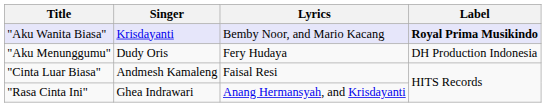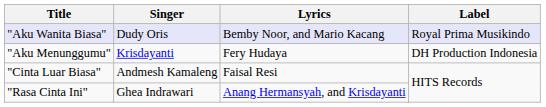(145, 33) Krisdayanti -> (142, 33) Dudy Oris
(475, 33) bold -> (471, 33) normal
(142, 53) Dudy Oris -> (145, 53) Krisdayanti
